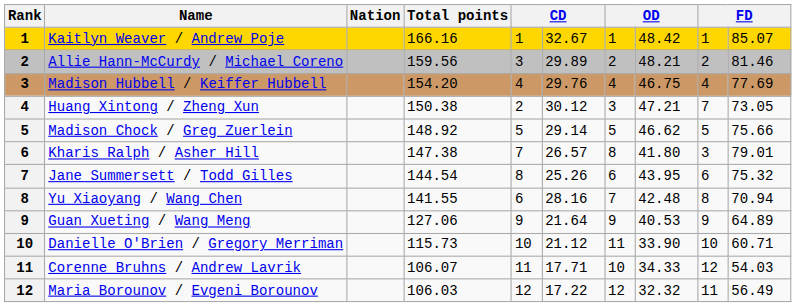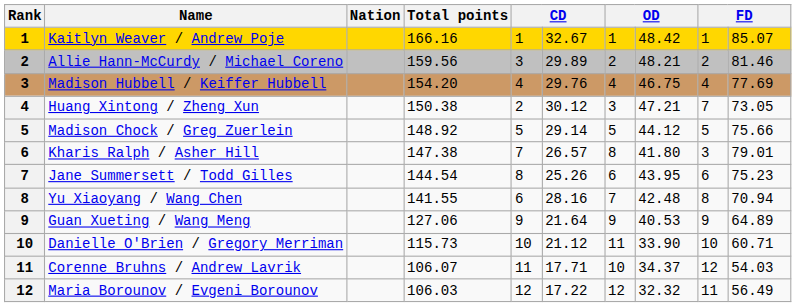(659, 130) 46.62 -> (659, 130) 44.12
(752, 176) 75.32 -> (752, 176) 75.23
(659, 268) 34.33 -> (659, 268) 34.37
